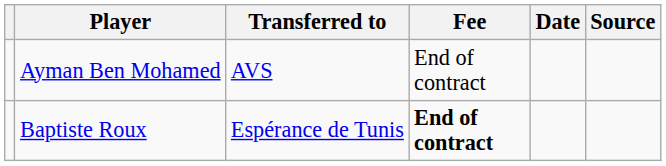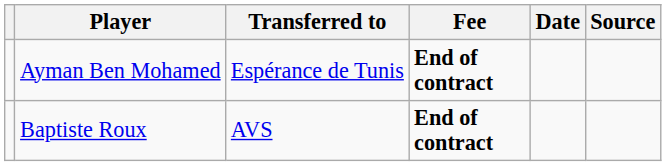(252, 69) AVS -> (317, 69) Espérance de Tunis
(450, 69) normal -> (454, 69) bold
(317, 130) Espérance de Tunis -> (252, 130) AVS
